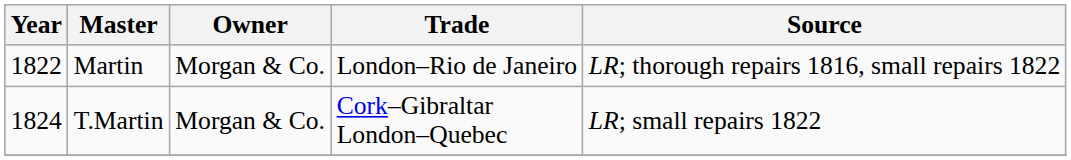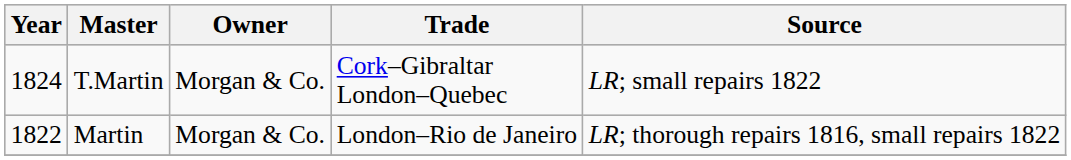rows swapped: (109, 65) <-> (119, 120)
